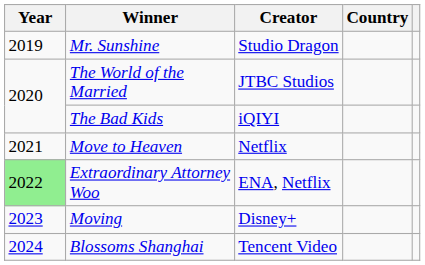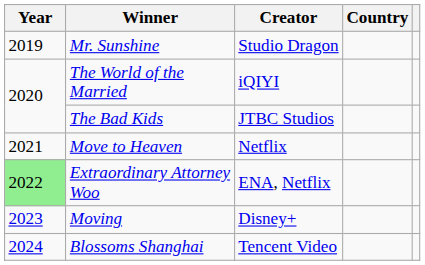(286, 82) JTBC Studios -> (259, 82) iQIYI
(259, 118) iQIYI -> (286, 118) JTBC Studios
